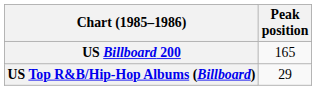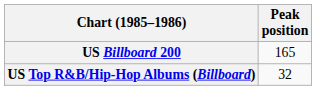(285, 74) 29 -> (285, 74) 32
